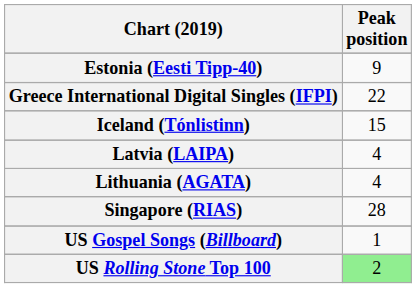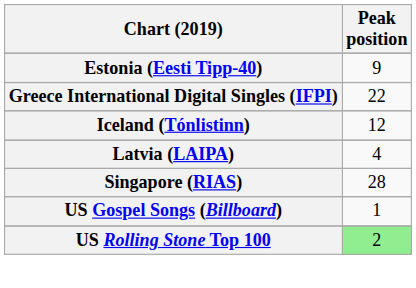(377, 125) 15 -> (377, 125) 12
- row: (173, 182)
